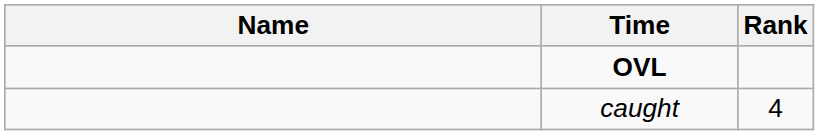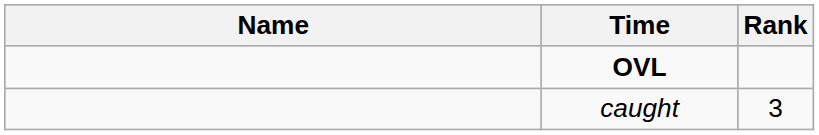(776, 108) 4 -> (776, 108) 3
